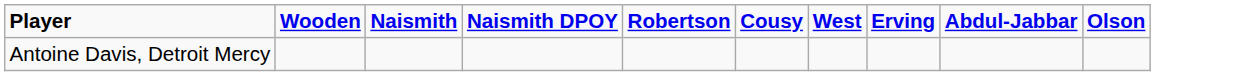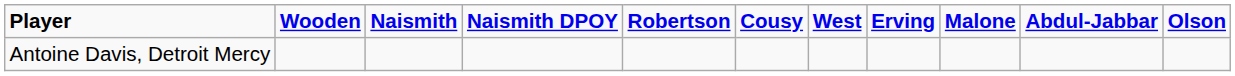+ column: (980, 21)
